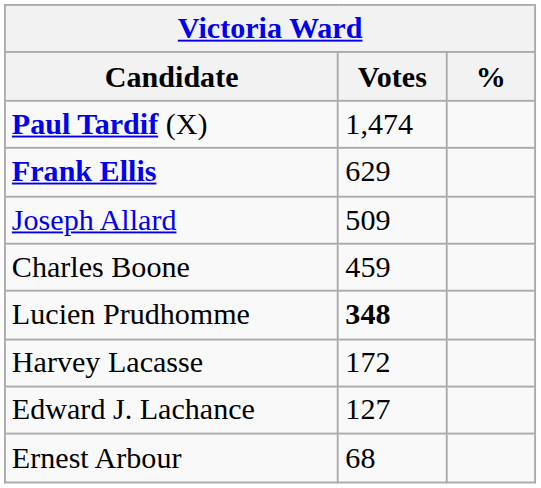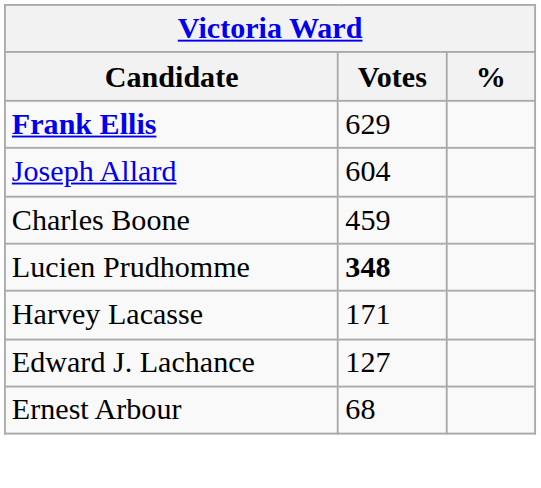- row: (110, 123)
(368, 219) 509 -> (368, 171) 604
(368, 362) 172 -> (368, 314) 171
